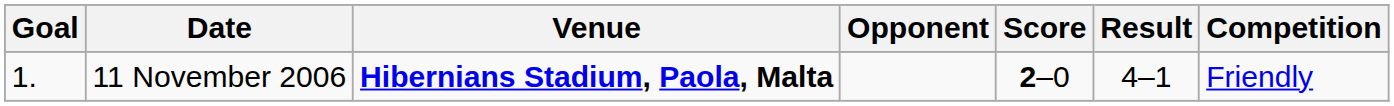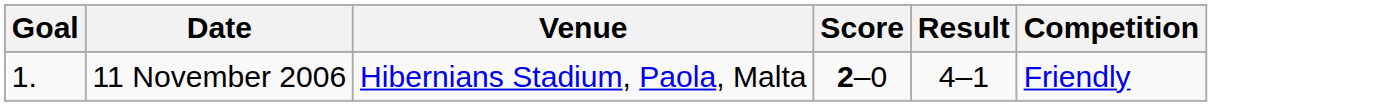- column: (918, 28)
(597, 76) bold -> (583, 76) normal
